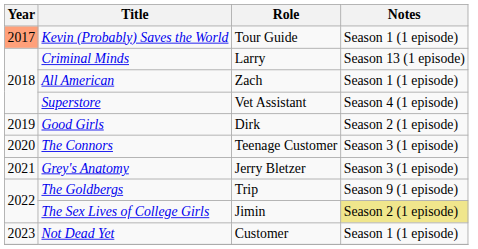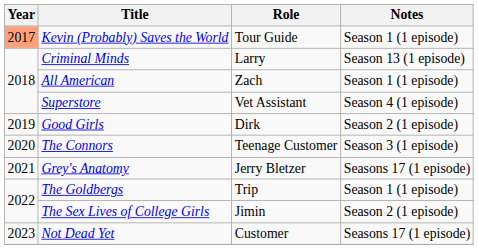(401, 168) Season 3 (1 episode) -> (407, 168) Seasons 17 (1 episode)
(401, 189) Season 9 (1 episode) -> (401, 189) Season 1 (1 episode)
(401, 211) khaki background -> (401, 211) no background
(401, 233) Season 1 (1 episode) -> (407, 233) Seasons 17 (1 episode)
